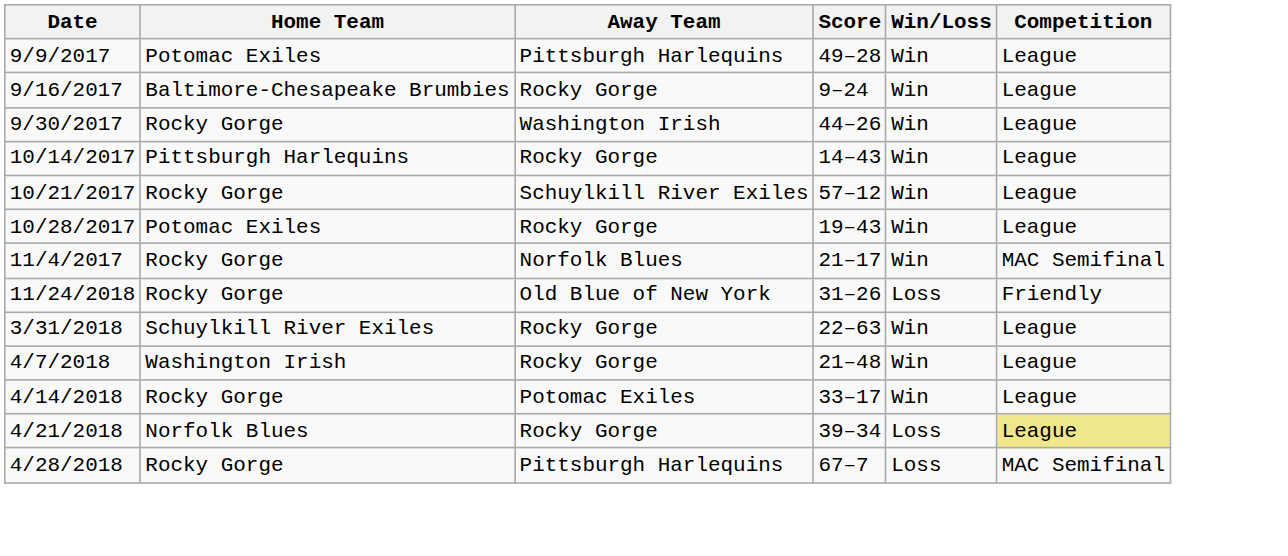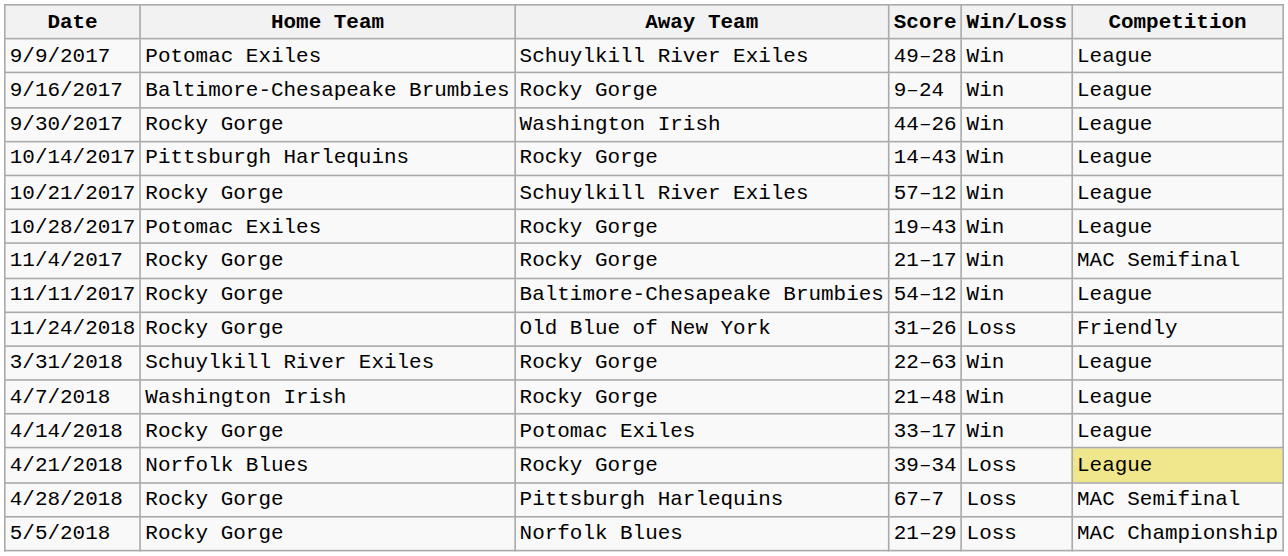(651, 56) Pittsburgh Harlequins -> (664, 56) Schuylkill River Exiles
(601, 261) Norfolk Blues -> (589, 261) Rocky Gorge
+ row: (73, 295)
+ row: (60, 534)
